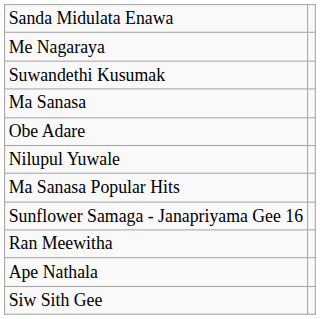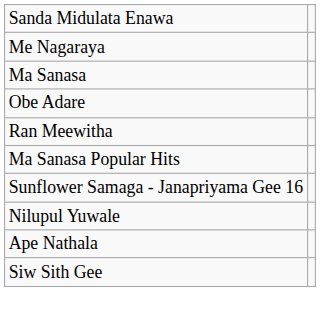- row: (87, 74)
rows swapped: (64, 159) <-> (61, 243)
